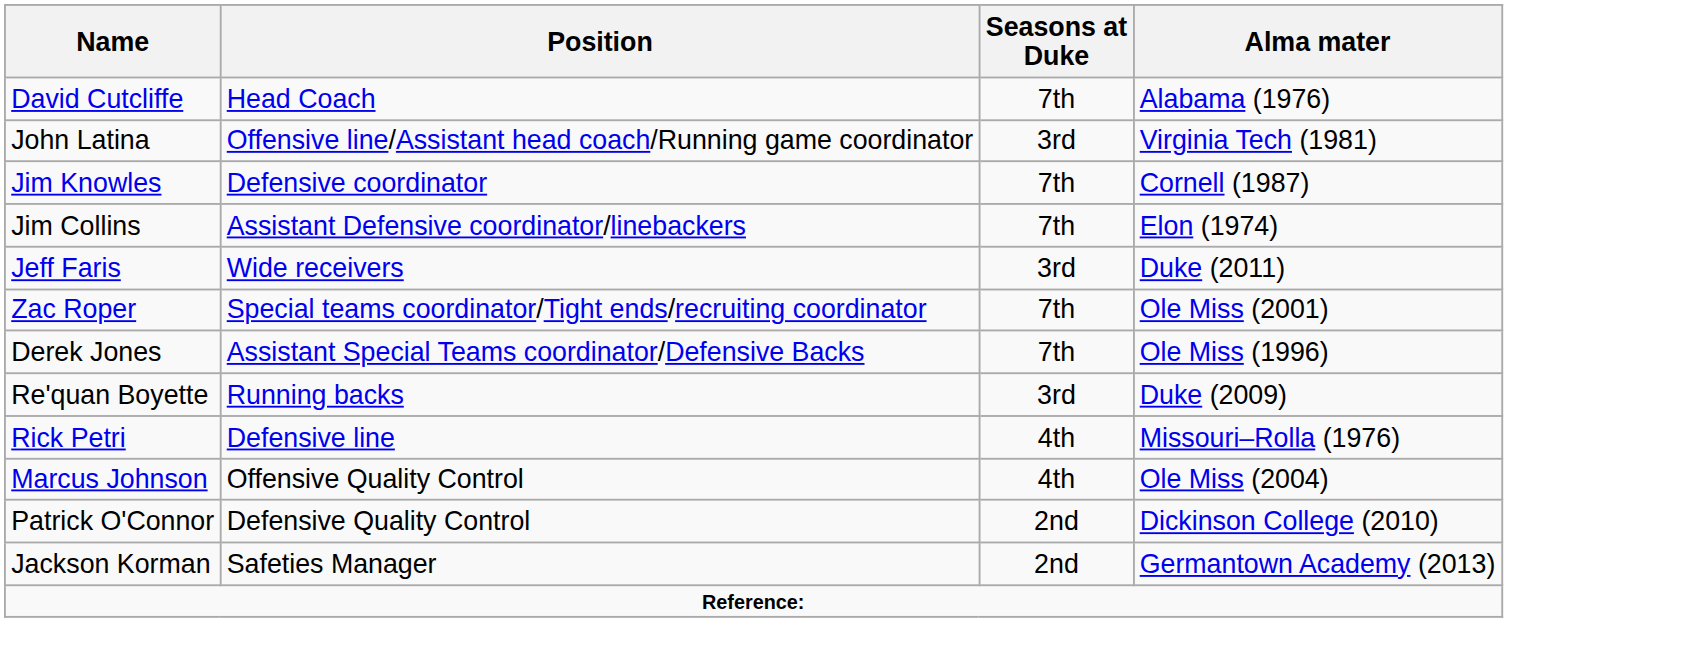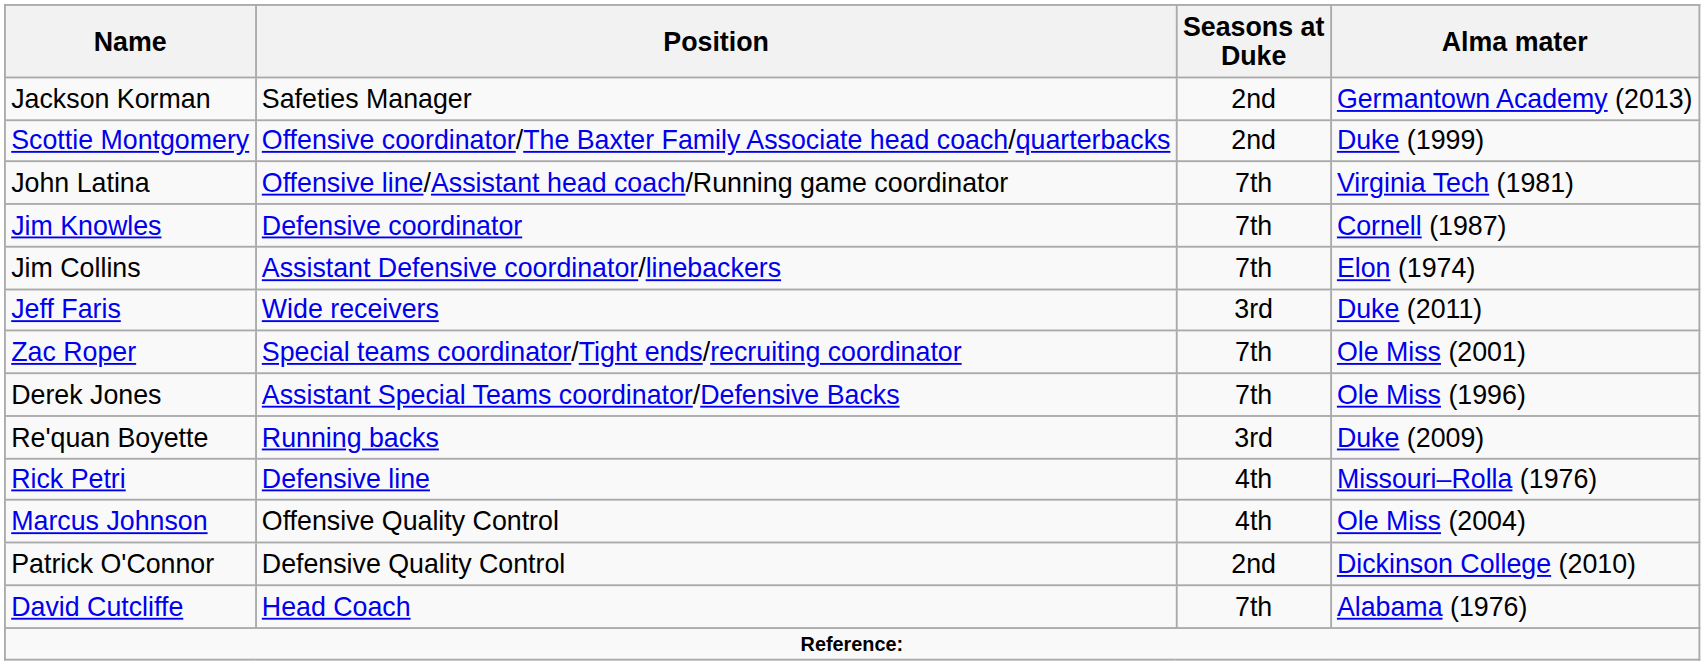rows swapped: (97, 99) <-> (111, 564)
+ row: (130, 141)
(1056, 141) 3rd -> (1254, 183) 7th
